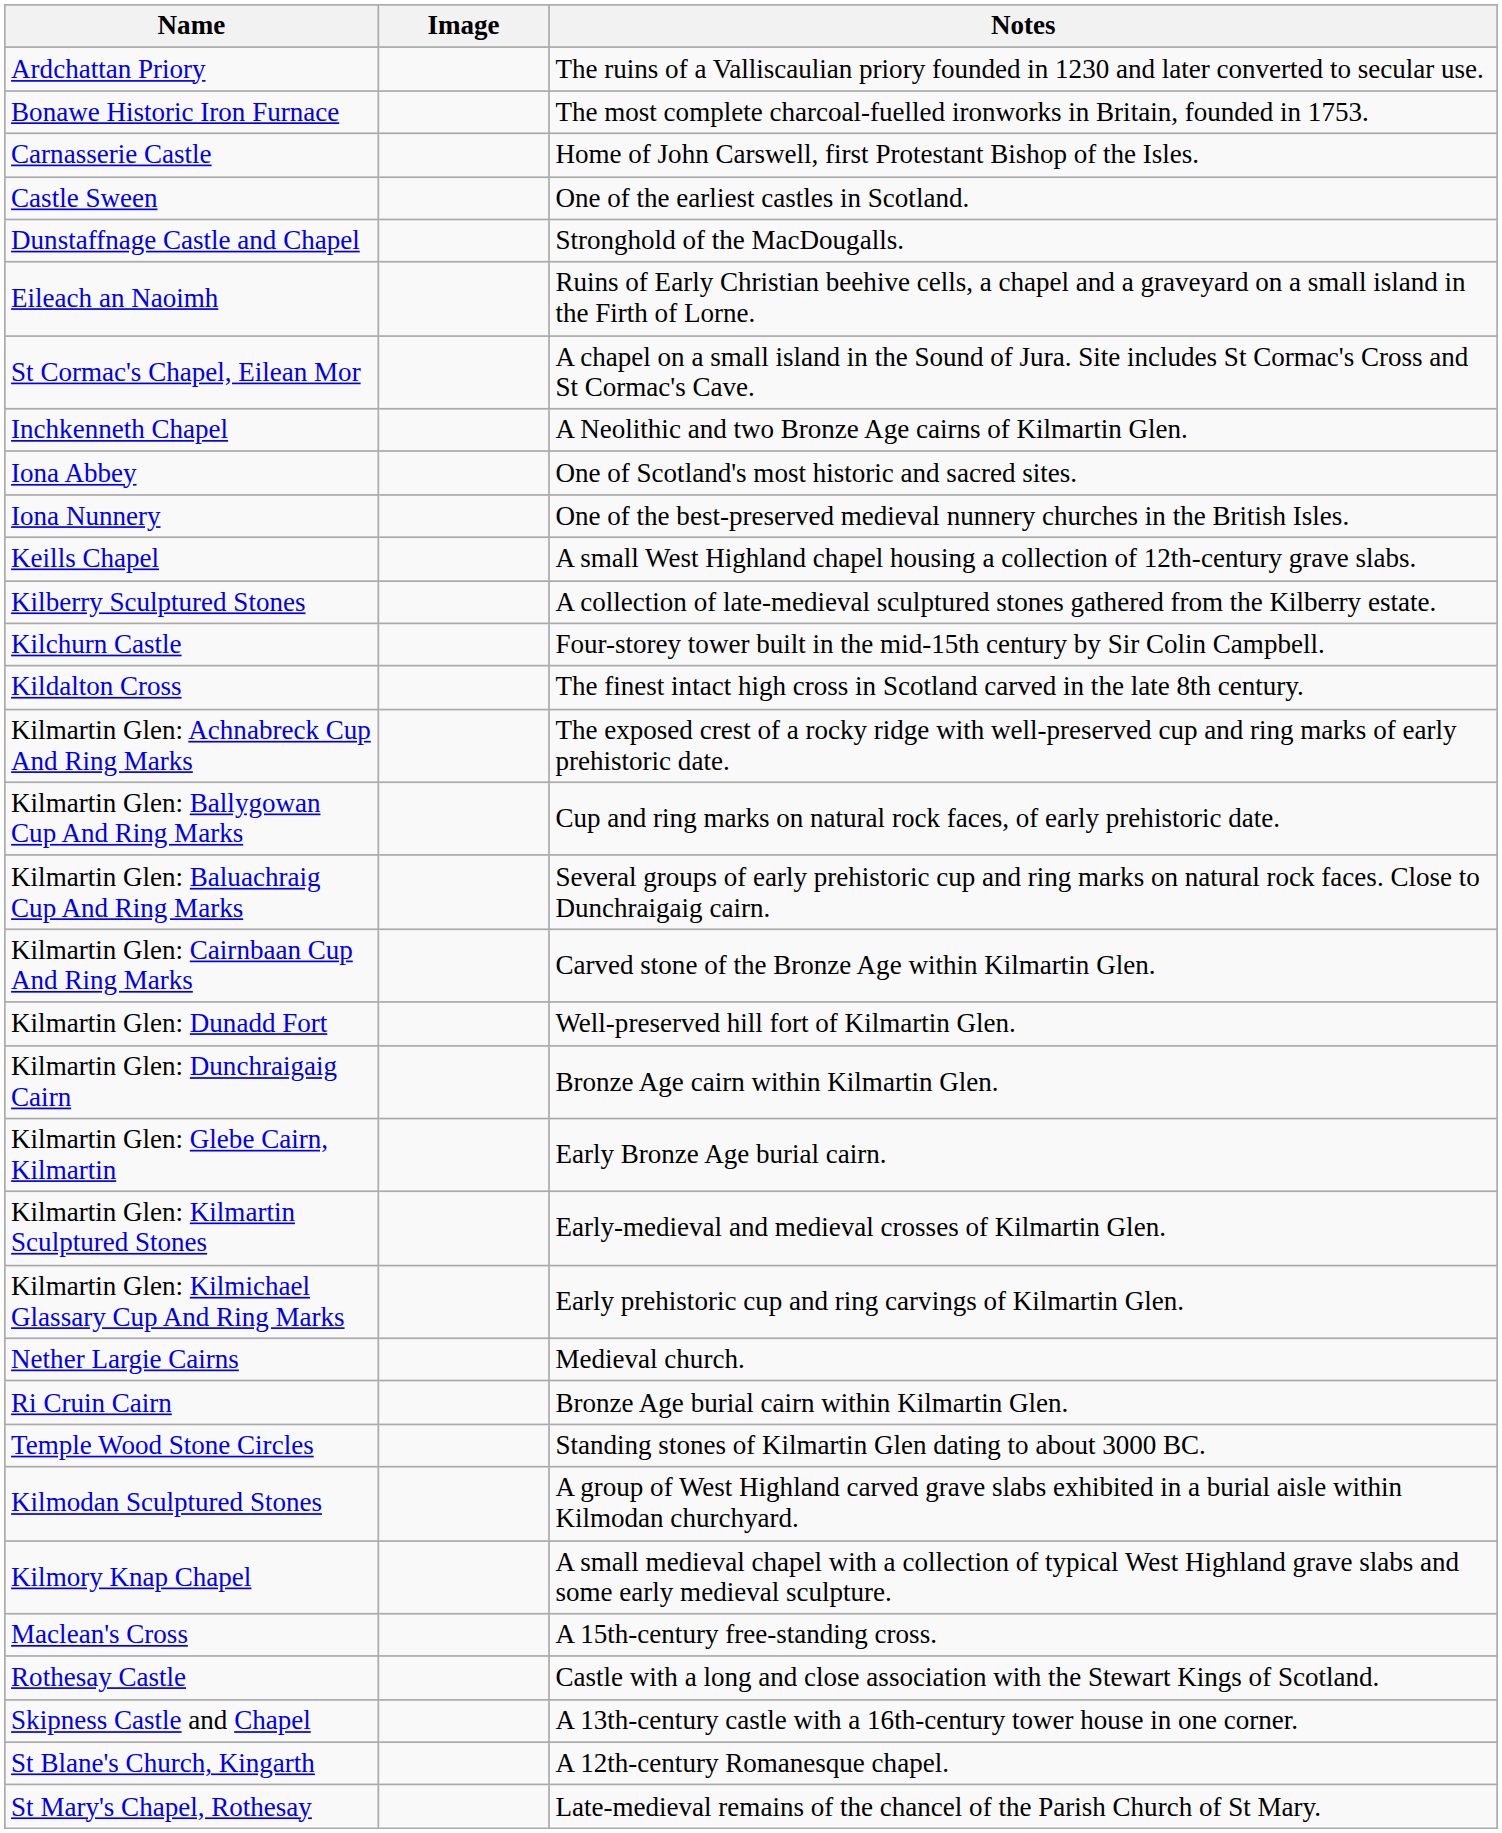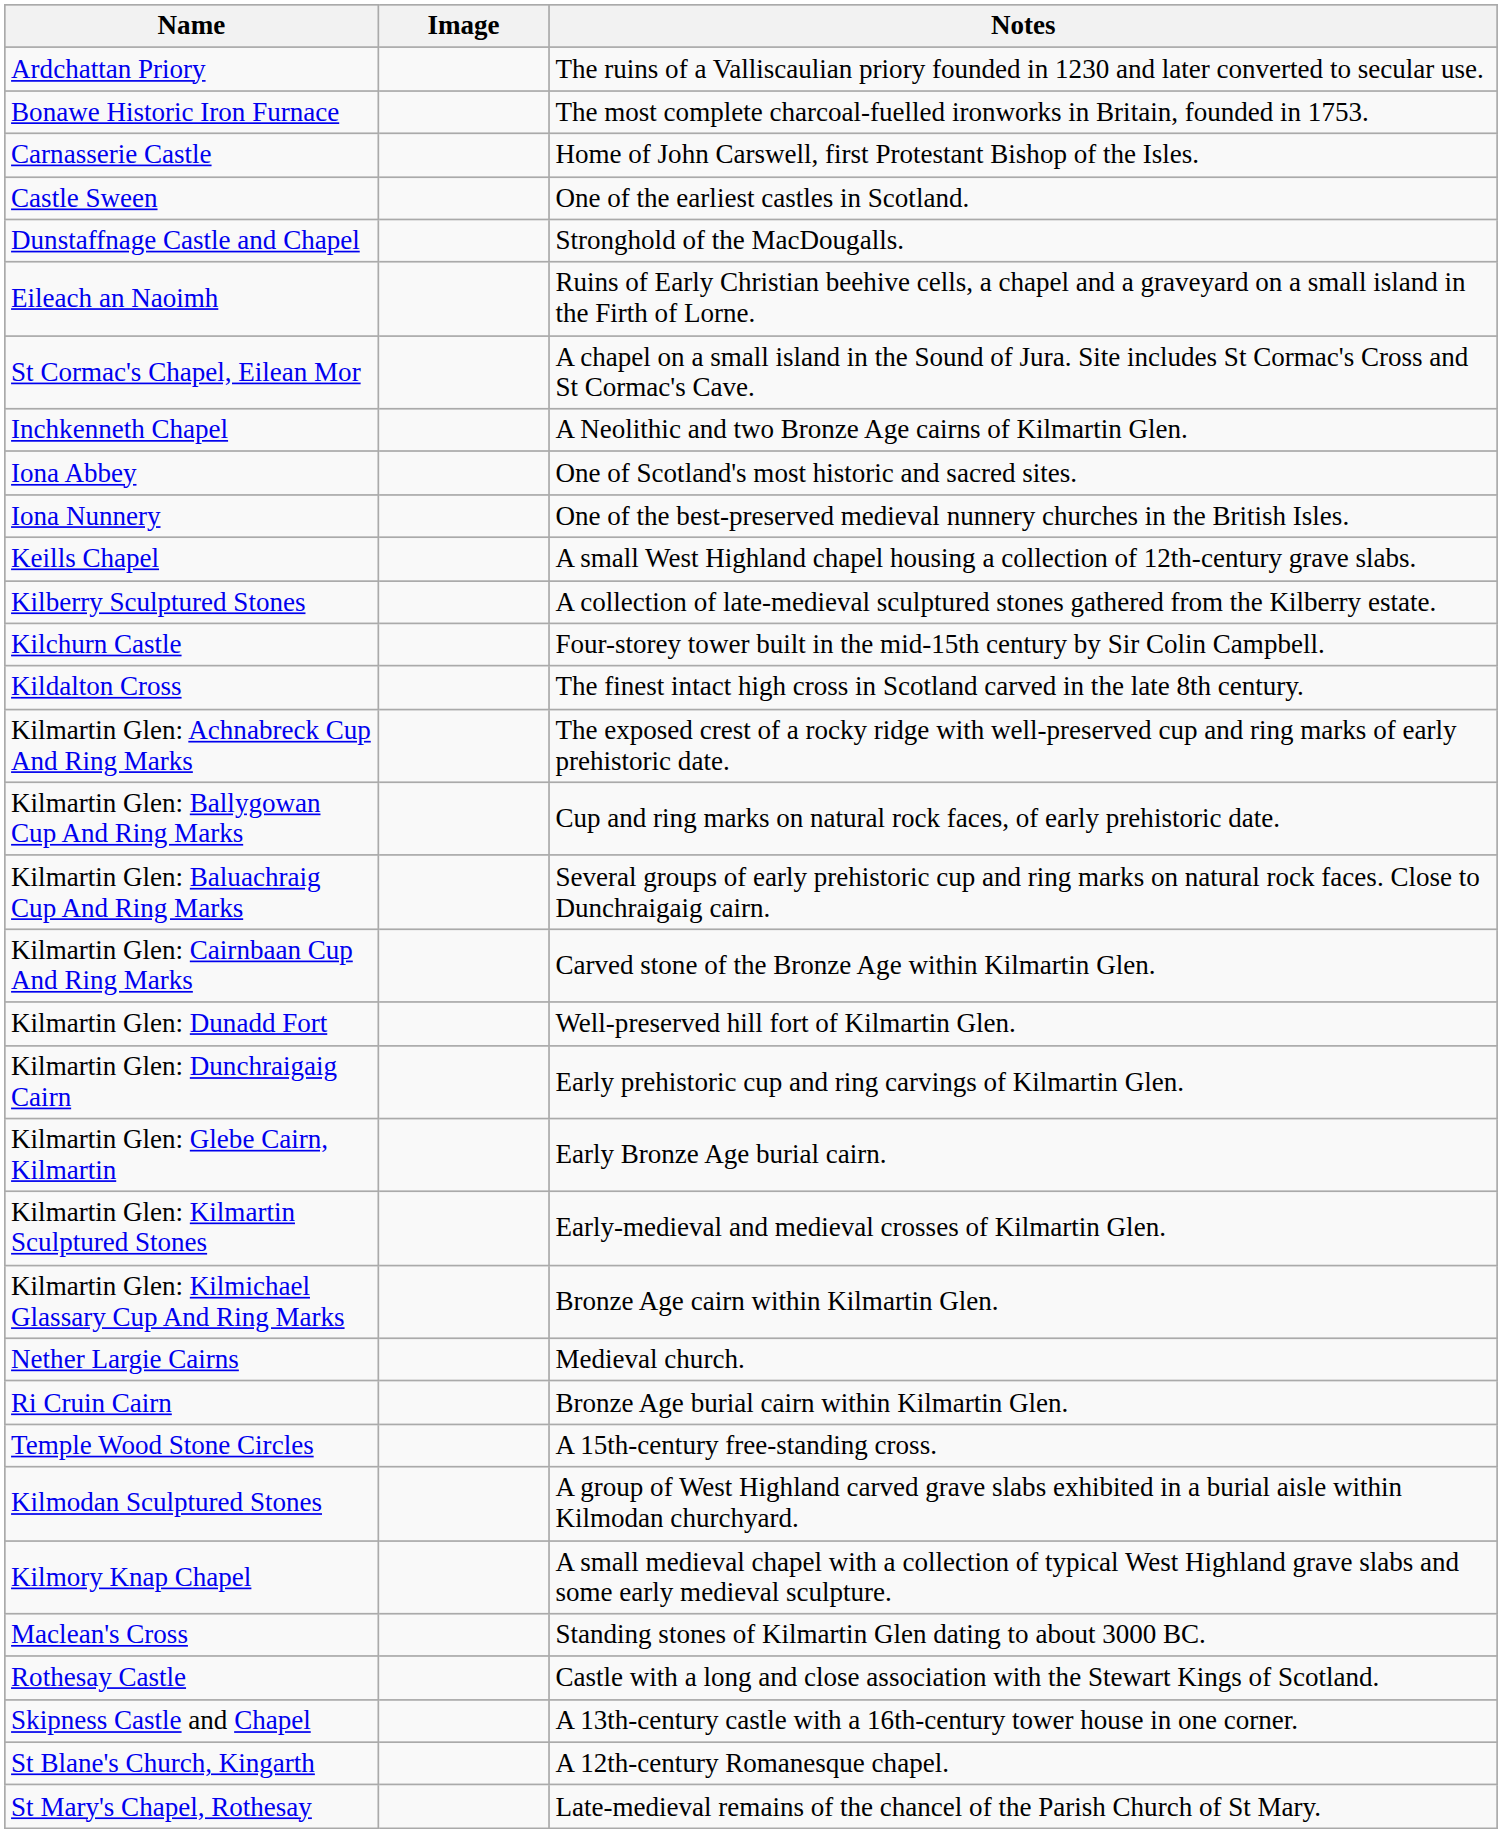(777, 1081) Bronze Age cairn within Kilmartin Glen. -> (870, 1081) Early prehistoric cup and ring carvings of Kilmartin Glen.
(870, 1301) Early prehistoric cup and ring carvings of Kilmartin Glen. -> (777, 1301) Bronze Age cairn within Kilmartin Glen.
(881, 1445) Standing stones of Kilmartin Glen dating to about 3000 BC. -> (746, 1445) A 15th-century free-standing cross.
(746, 1634) A 15th-century free-standing cross. -> (881, 1634) Standing stones of Kilmartin Glen dating to about 3000 BC.
